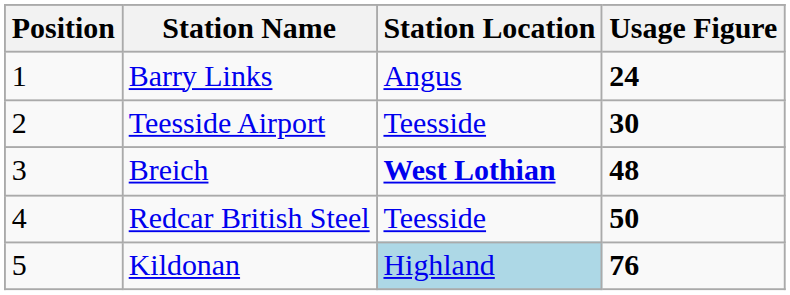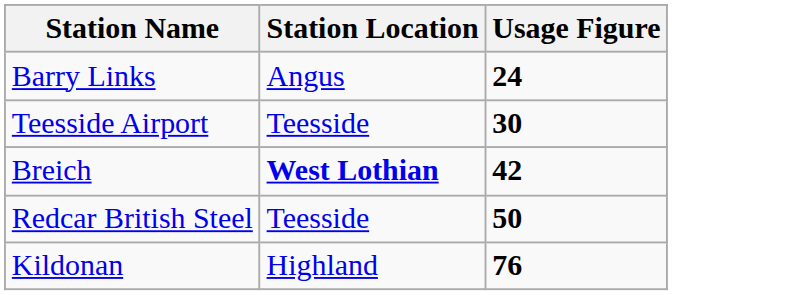- column: (63, 28)
(624, 170) 48 -> (507, 170) 42
(439, 265) lightblue background -> (322, 265) no background
